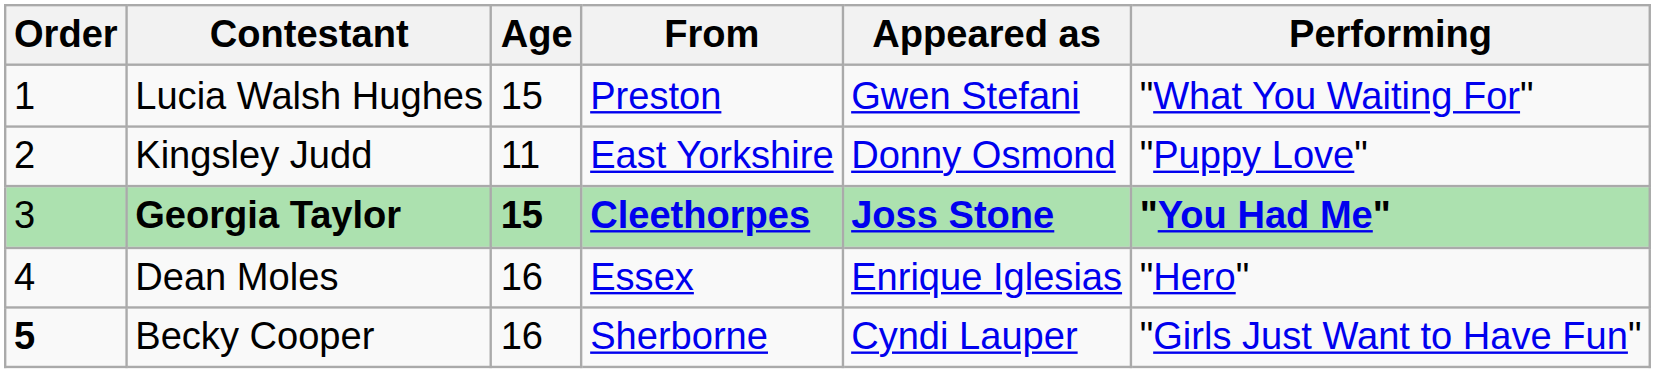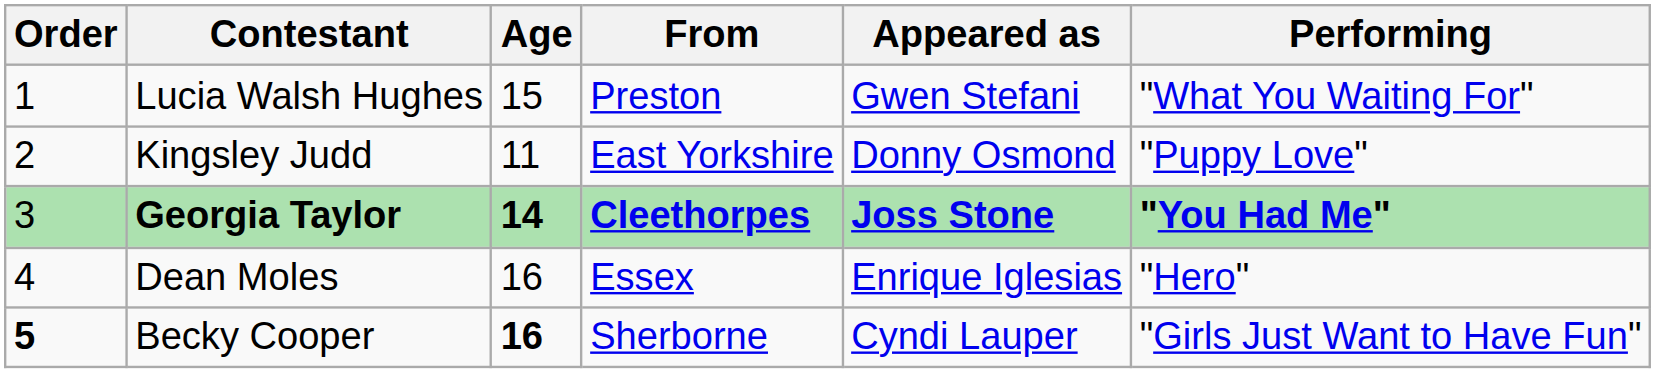(522, 215) 15 -> (522, 215) 14
(522, 336) normal -> (522, 336) bold
